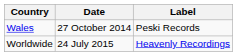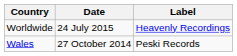rows swapped: (20, 28) <-> (30, 43)
